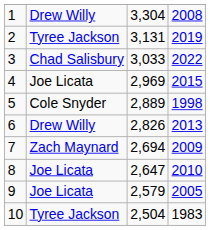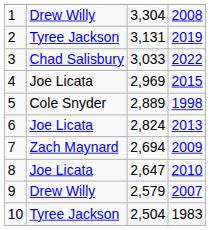(62, 125) Drew Willy -> (61, 125) Joe Licata
(148, 125) 2,826 -> (148, 125) 2,824
(61, 192) Joe Licata -> (62, 192) Drew Willy
(187, 192) 2005 -> (187, 192) 2007
